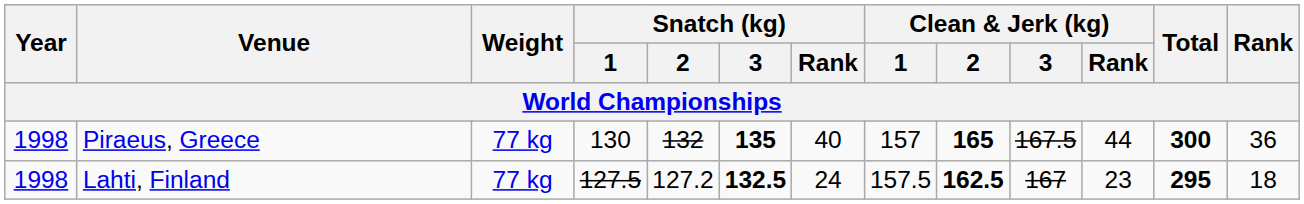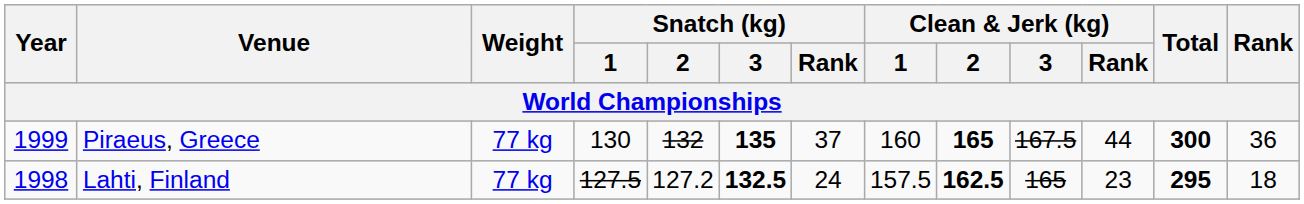(41, 140) 1998 -> (41, 140) 1999
(828, 140) 40 -> (828, 140) 37
(901, 140) 157 -> (901, 140) 160
(1046, 179) 167 -> (1046, 179) 165
